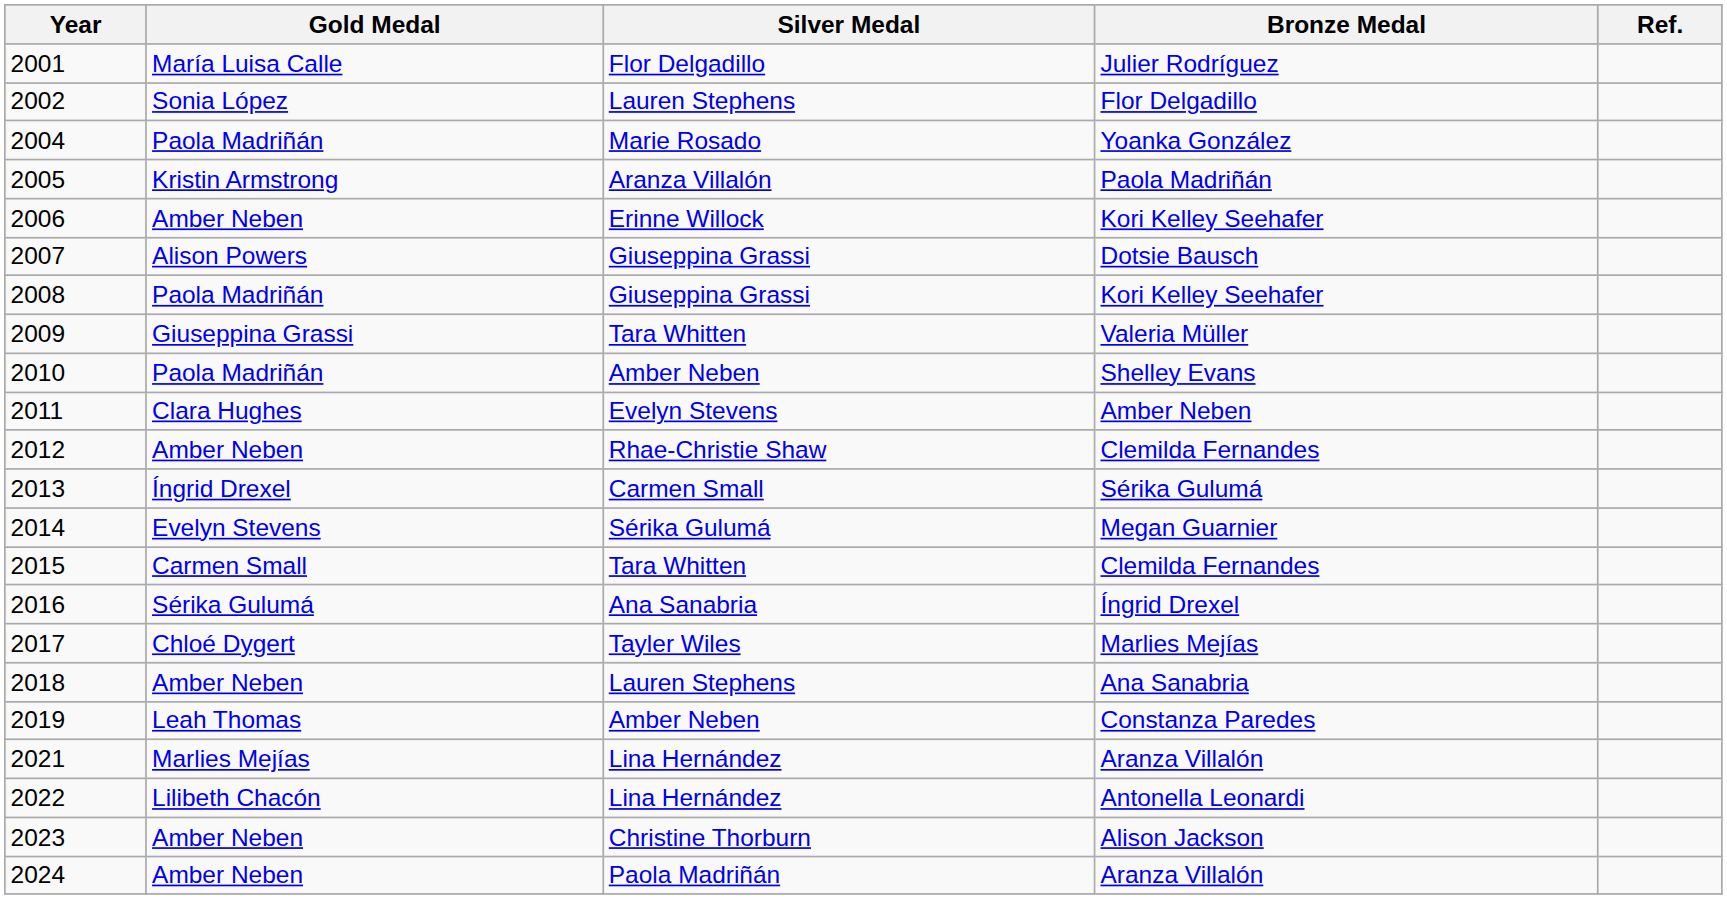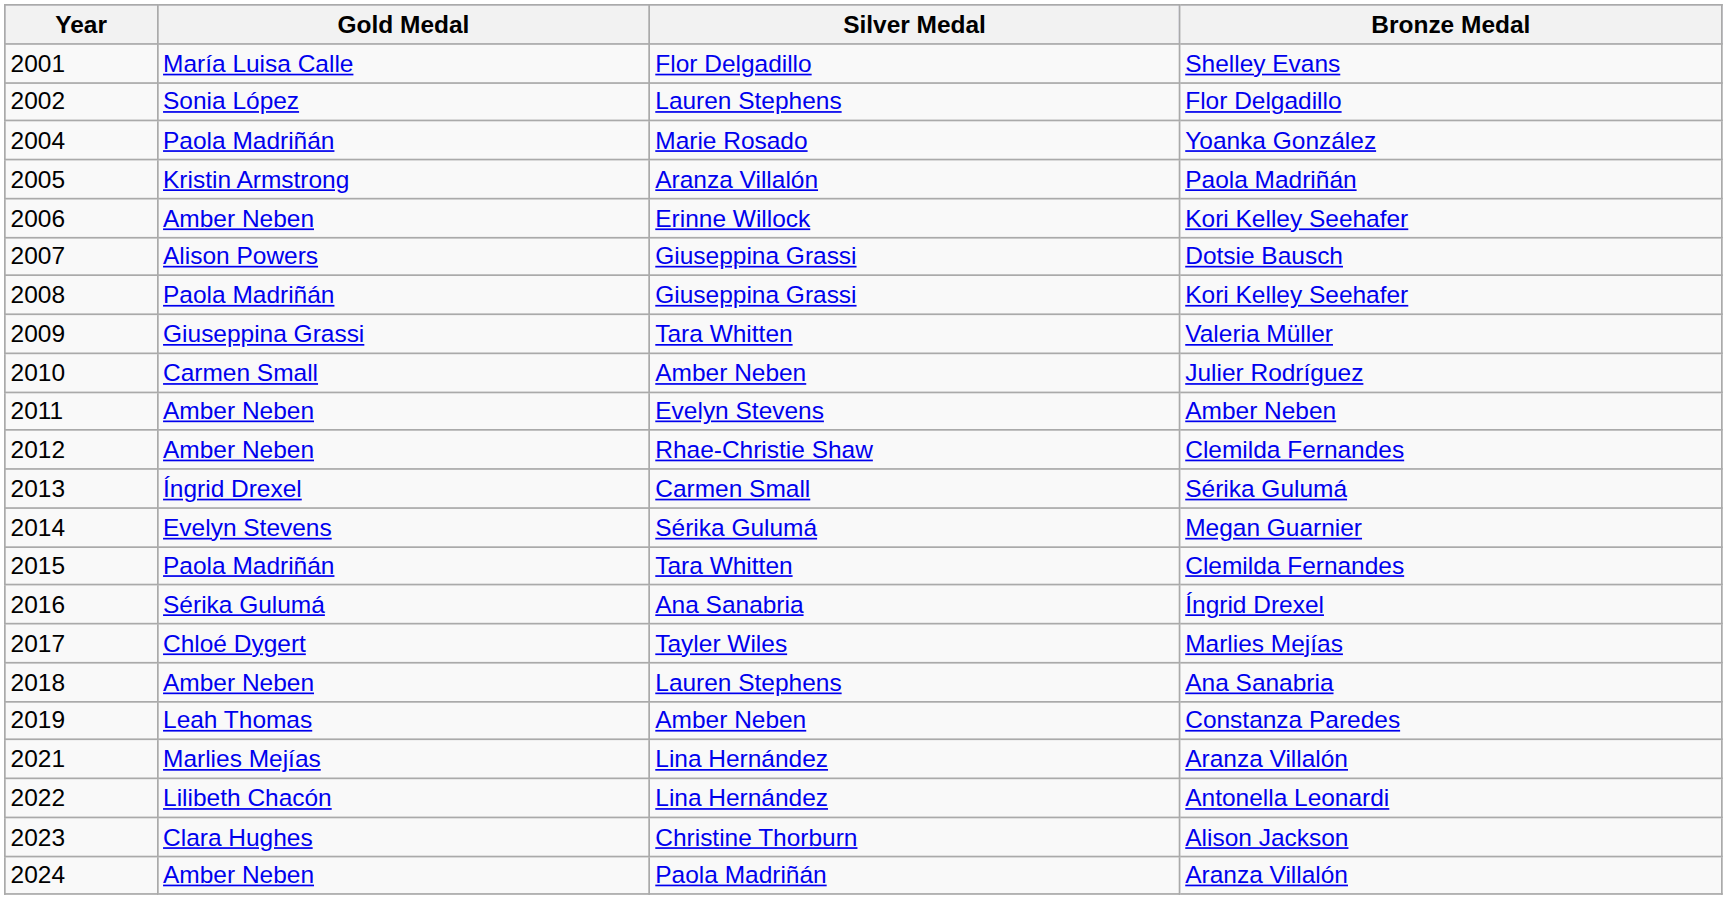- column: (1660, 25)
(1190, 63) Julier Rodríguez -> (1263, 63) Shelley Evans
(238, 373) Paola Madriñán -> (241, 373) Carmen Small
(1178, 373) Shelley Evans -> (1274, 373) Julier Rodríguez
(227, 411) Clara Hughes -> (239, 411) Amber Neben
(230, 566) Carmen Small -> (249, 566) Paola Madriñán
(228, 837) Amber Neben -> (238, 837) Clara Hughes
